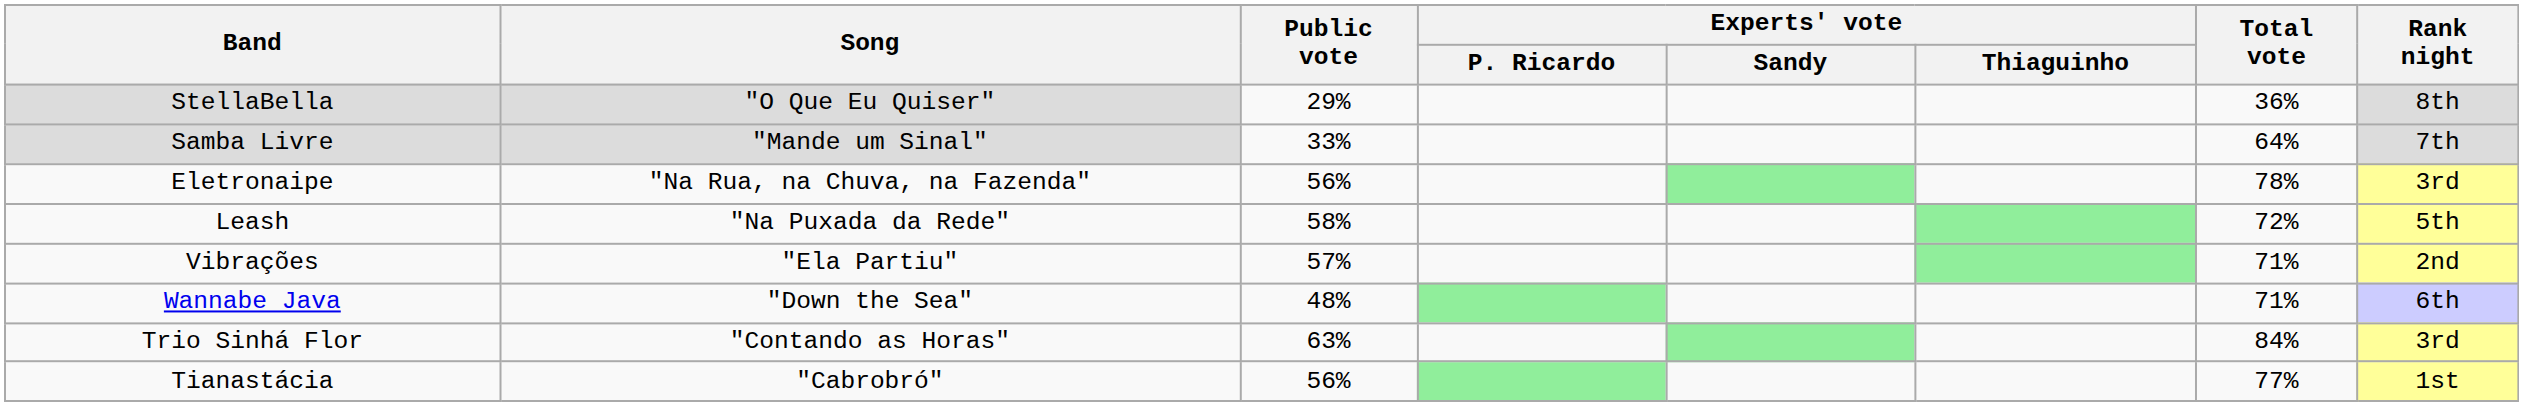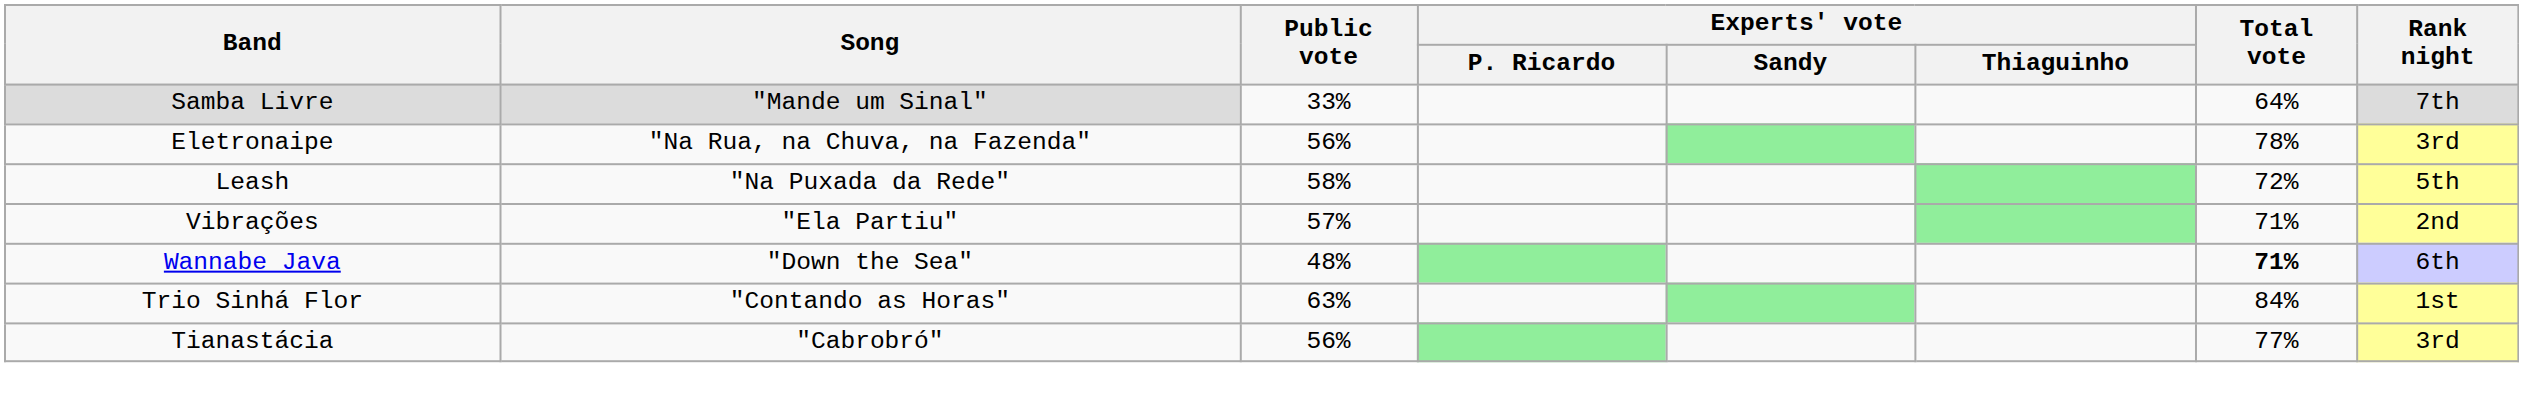- row: (252, 105)
(2276, 303) normal -> (2276, 263) bold
(2438, 343) 3rd -> (2438, 303) 1st
(2438, 382) 1st -> (2438, 343) 3rd
